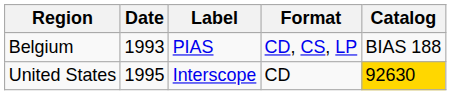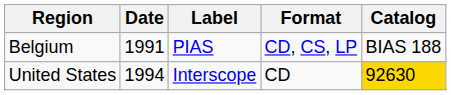(144, 47) 1993 -> (144, 47) 1991
(144, 75) 1995 -> (144, 75) 1994
